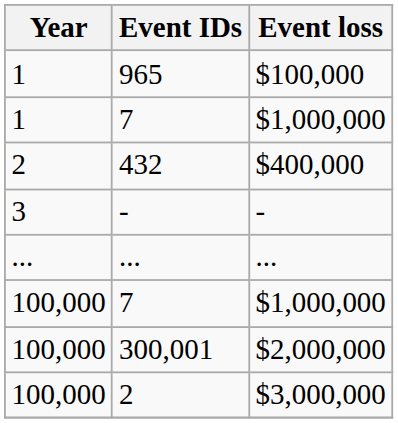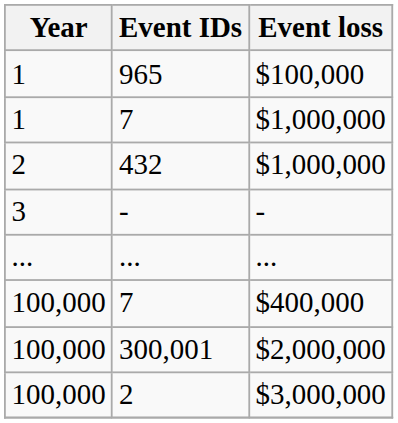(310, 165) $400,000 -> (321, 165) $1,000,000
(321, 303) $1,000,000 -> (310, 303) $400,000
